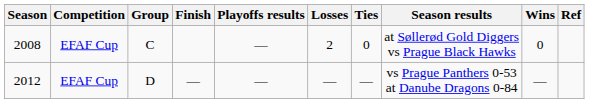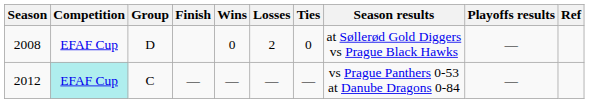columns swapped: (540, 15) <-> (261, 15)
(150, 44) C -> (150, 44) D
(89, 80) no background -> (89, 80) paleturquoise background
(150, 80) D -> (150, 80) C
